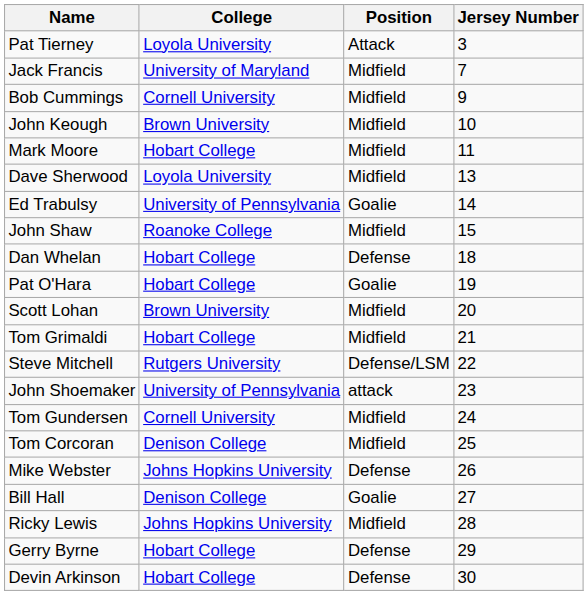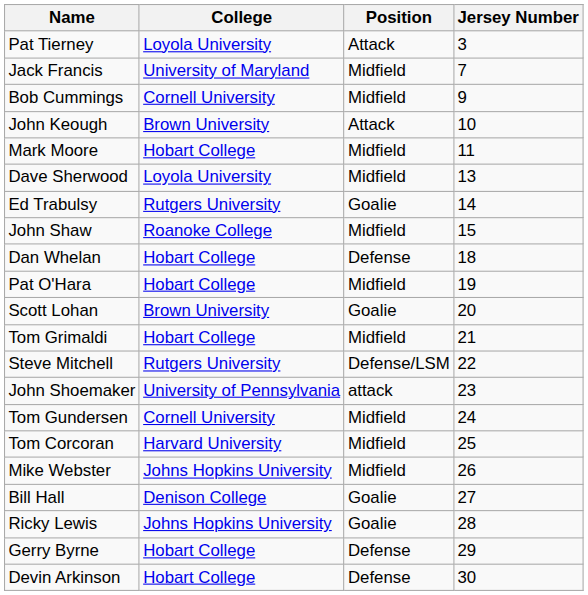(377, 124) Midfield -> (371, 124) Attack
(242, 204) University of Pennsylvania -> (212, 204) Rutgers University
(372, 284) Goalie -> (377, 284) Midfield
(377, 310) Midfield -> (372, 310) Goalie
(205, 444) Denison College -> (212, 444) Harvard University
(379, 470) Defense -> (377, 470) Midfield
(377, 524) Midfield -> (372, 524) Goalie
